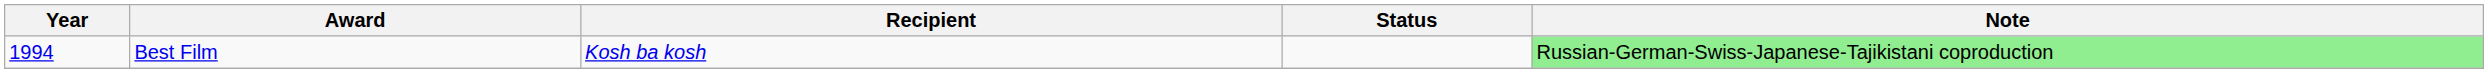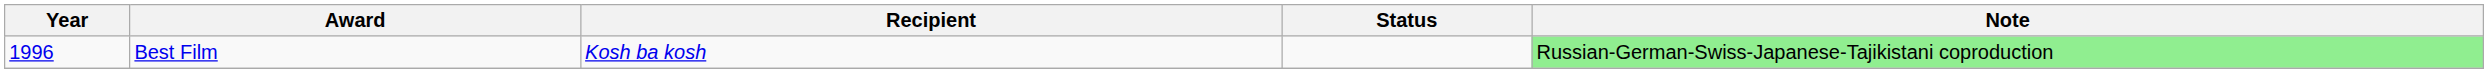(31, 52) 1994 -> (31, 52) 1996
